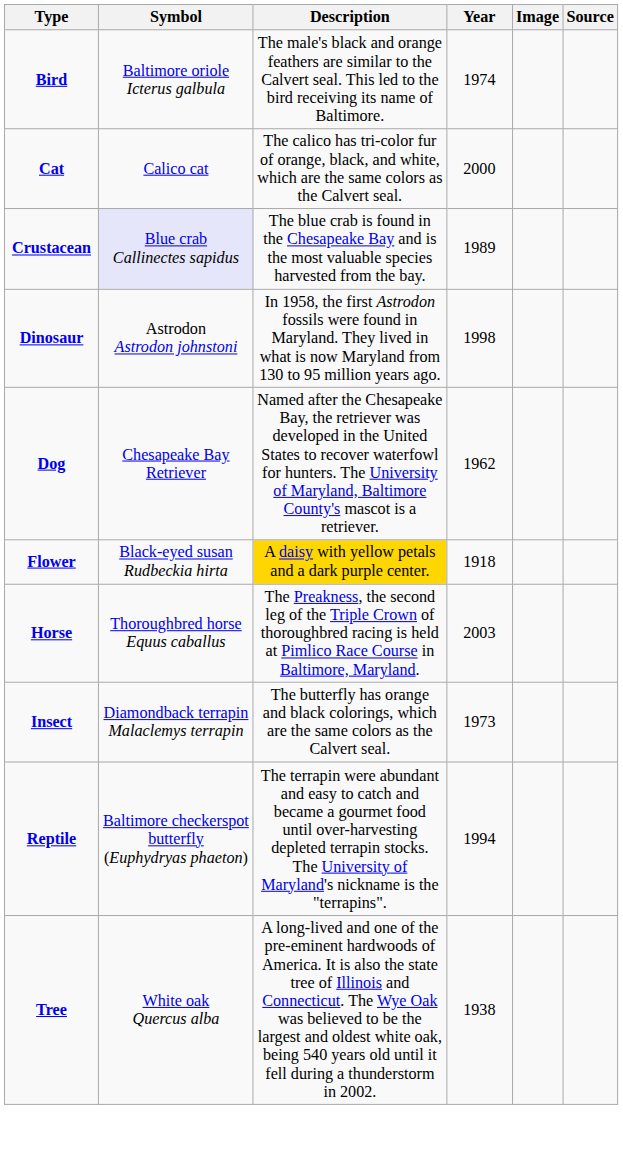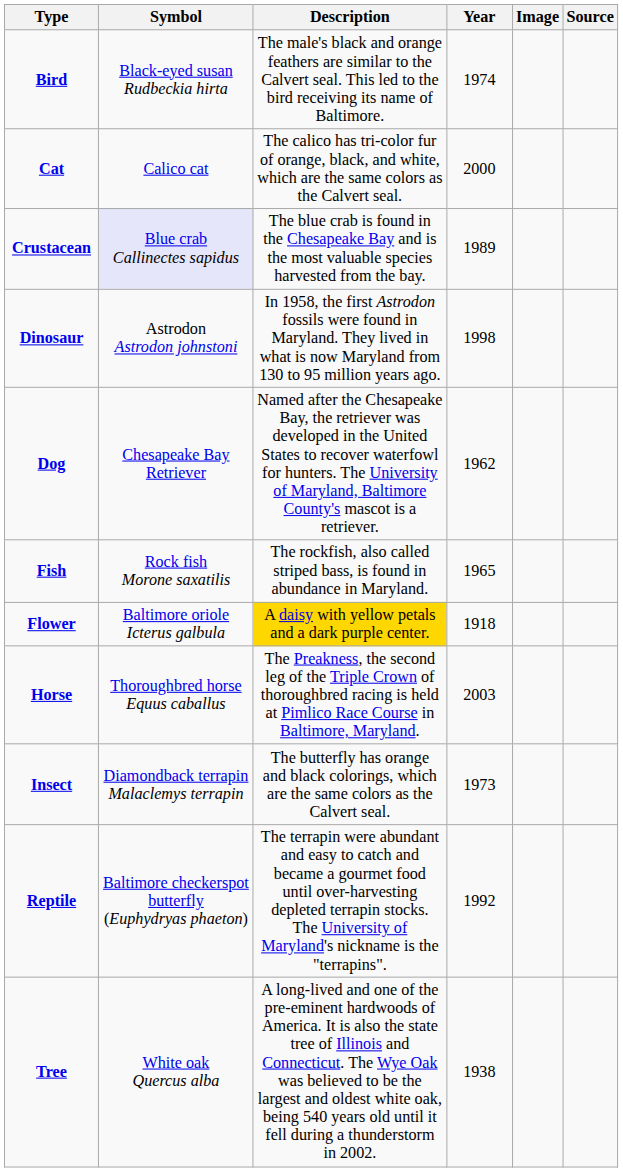(176, 79) Baltimore oriole Icterus galbula -> (176, 79) Black-eyed susan Rudbeckia hirta
+ row: (52, 571)
(176, 561) Black-eyed susan Rudbeckia hirta -> (176, 623) Baltimore oriole Icterus galbula
(479, 838) 1994 -> (479, 900) 1992
